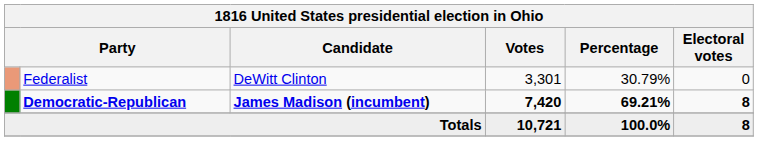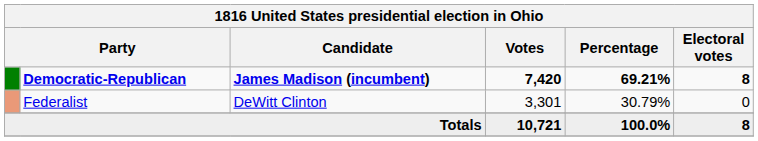rows swapped: (105, 102) <-> (55, 79)
